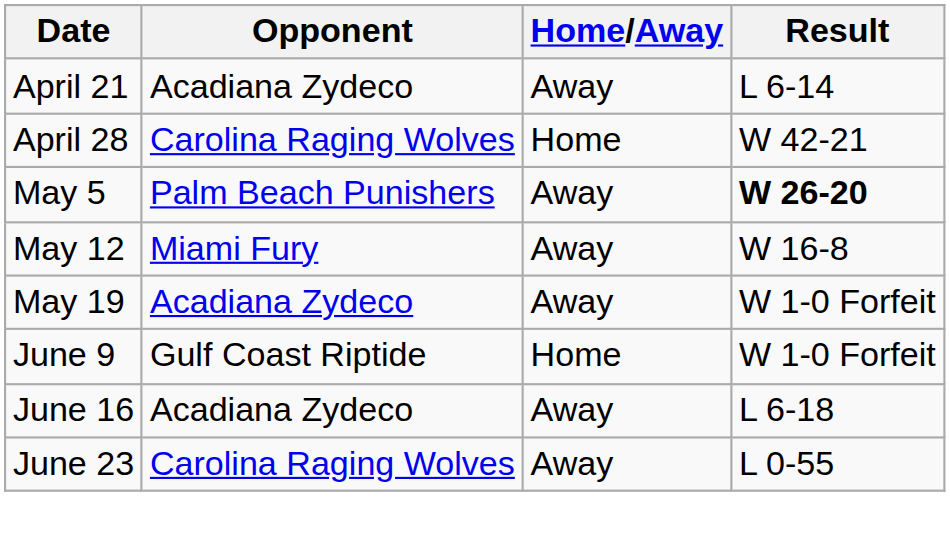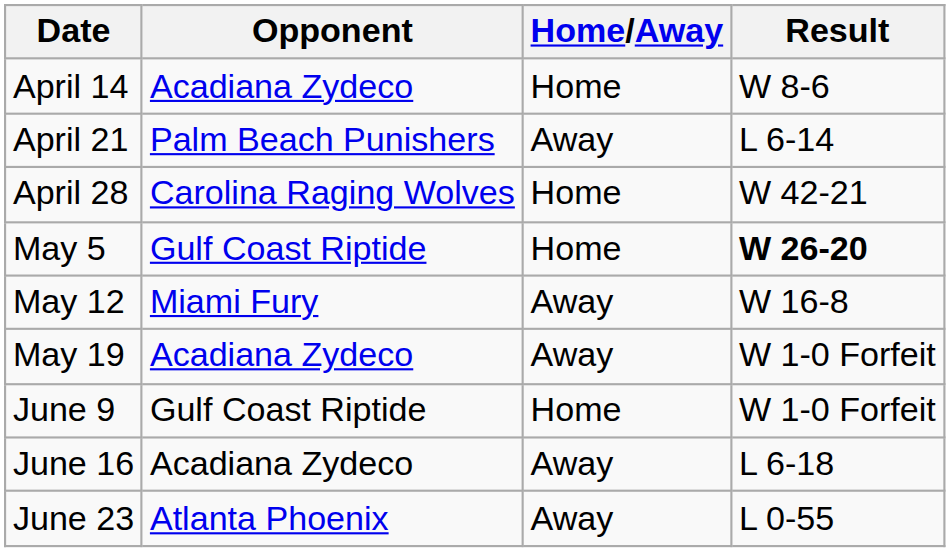+ row: (71, 85)
(282, 85) Acadiana Zydeco -> (322, 139) Palm Beach Punishers
(322, 193) Palm Beach Punishers -> (288, 247) Gulf Coast Riptide
(572, 193) Away -> (576, 247) Home
(332, 463) Carolina Raging Wolves -> (269, 517) Atlanta Phoenix
